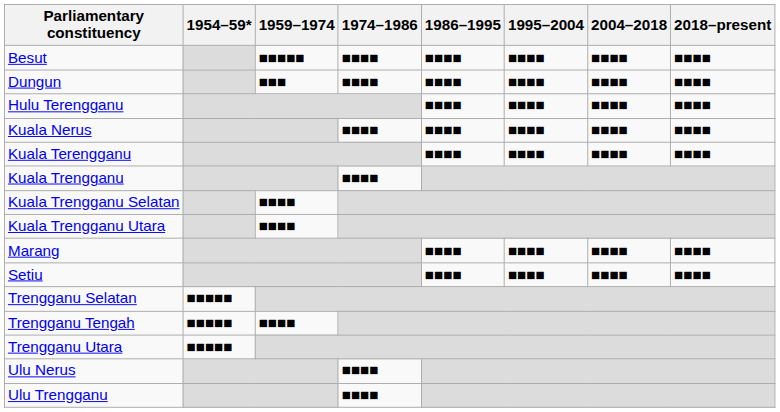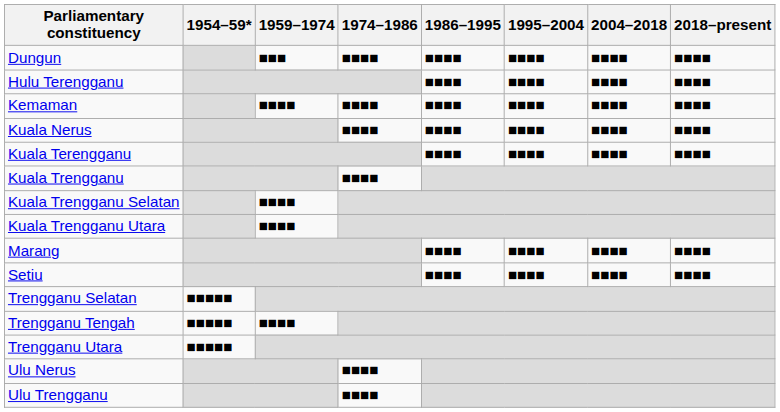- row: (27, 57)
+ row: (43, 105)
